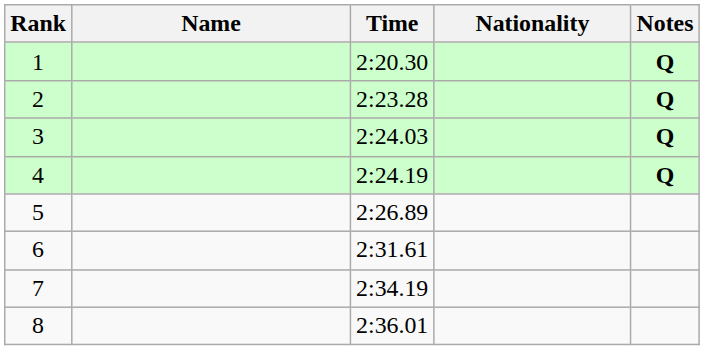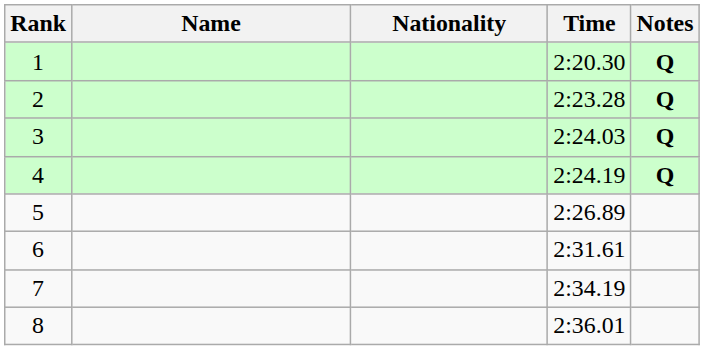columns swapped: (532, 23) <-> (392, 23)
